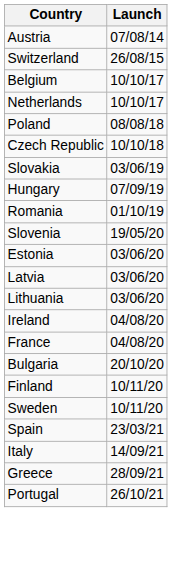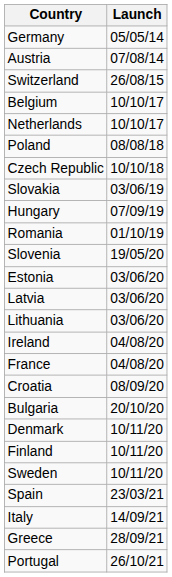+ row: (36, 37)
+ row: (30, 386)
+ row: (36, 430)
